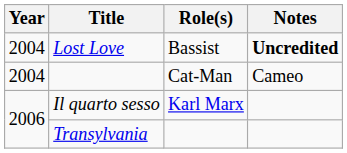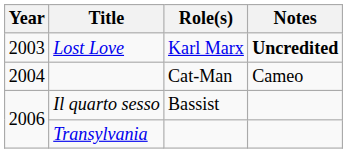(27, 47) 2004 -> (27, 47) 2003
(194, 47) Bassist -> (206, 47) Karl Marx
(206, 104) Karl Marx -> (194, 104) Bassist
